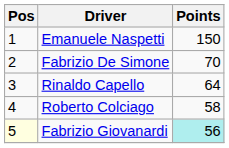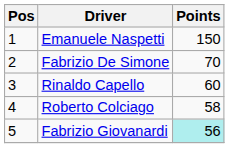(213, 84) 64 -> (213, 84) 60
(12, 130) lightyellow background -> (12, 130) no background
